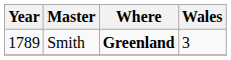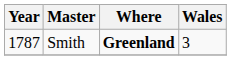(24, 42) 1789 -> (24, 42) 1787
